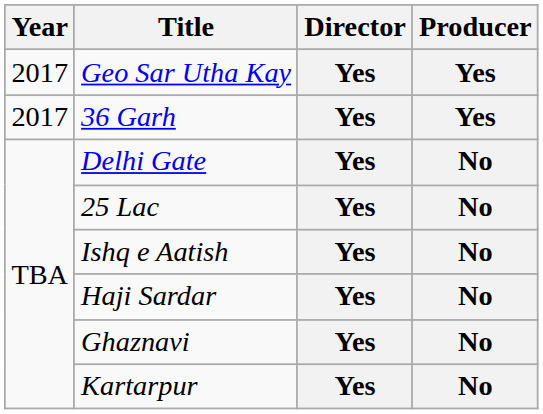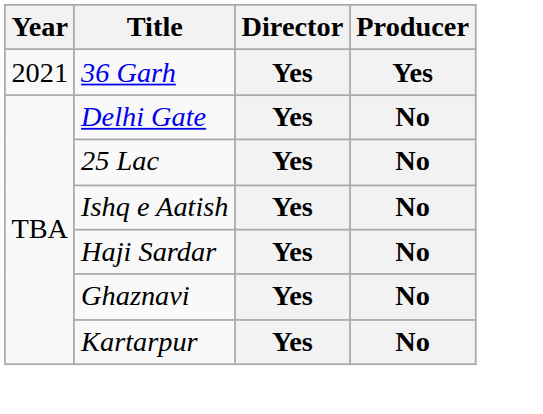- row: (186, 71)
(40, 116) 2017 -> (40, 71) 2021
